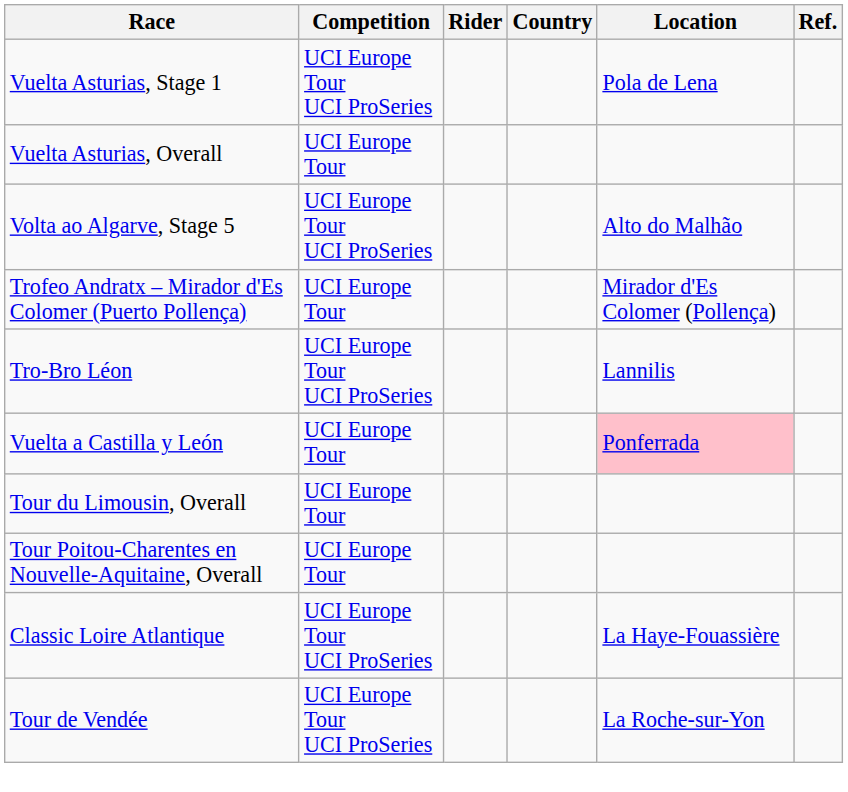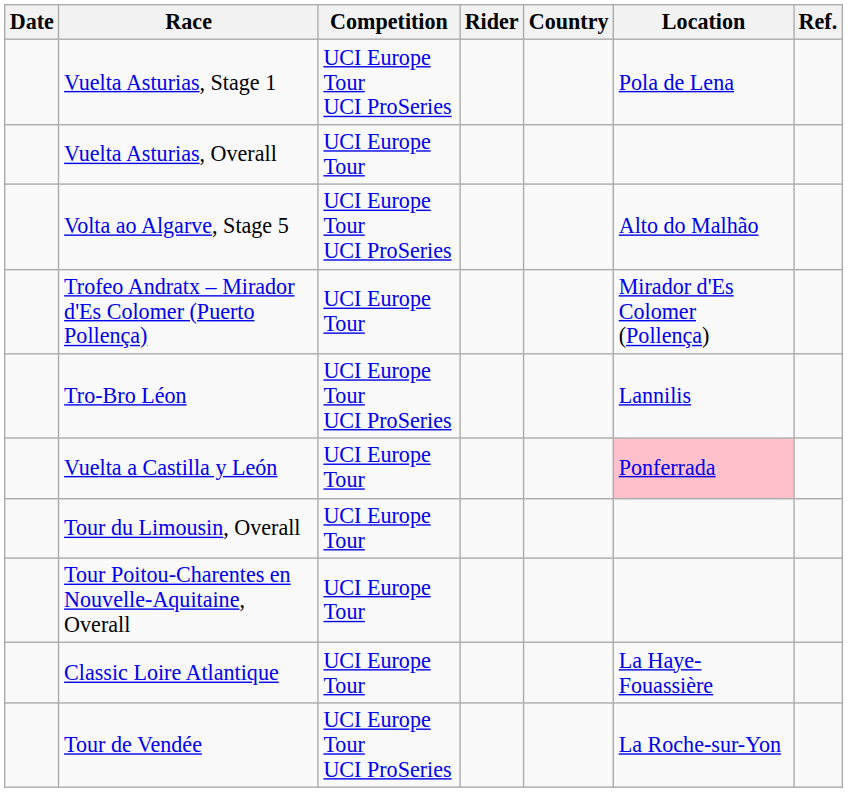+ column: (32, 22)
(368, 635) UCI Europe Tour UCI ProSeries -> (377, 672) UCI Europe Tour
